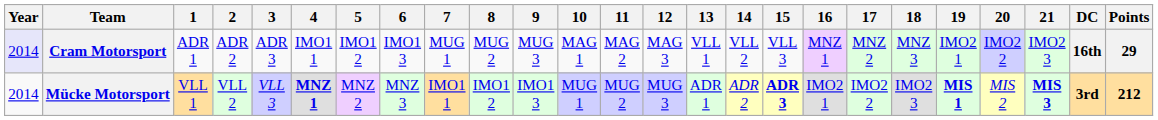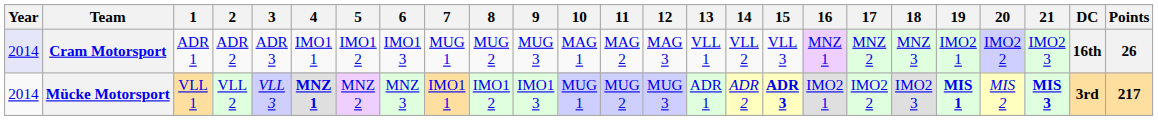(1129, 50) 29 -> (1129, 50) 26
(1129, 93) 212 -> (1129, 93) 217
